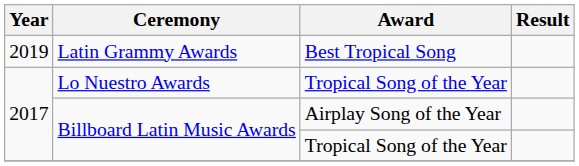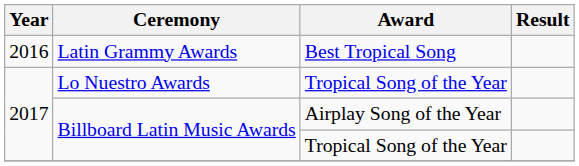(29, 51) 2019 -> (29, 51) 2016
